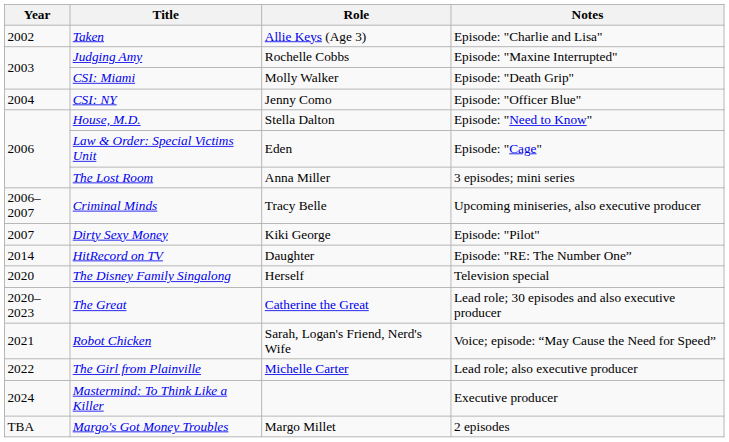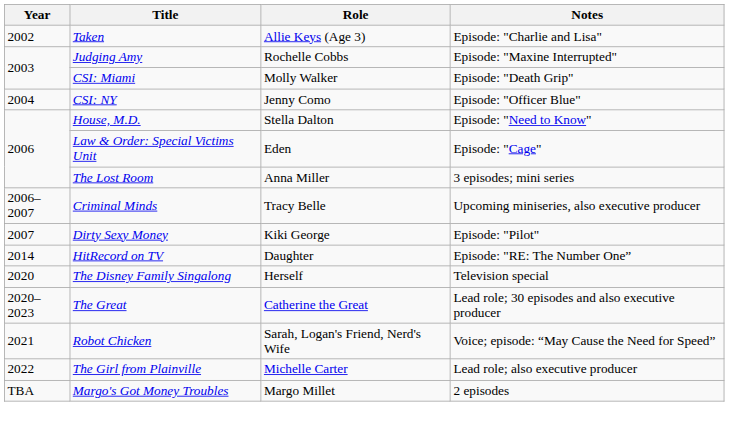- row: (150, 398)
